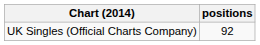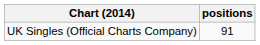(227, 31) 92 -> (227, 31) 91
